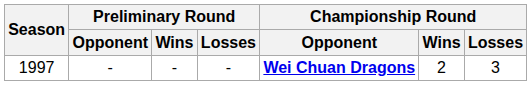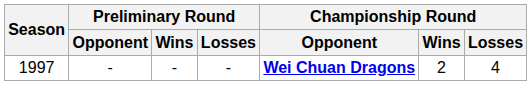(495, 67) 3 -> (495, 67) 4
